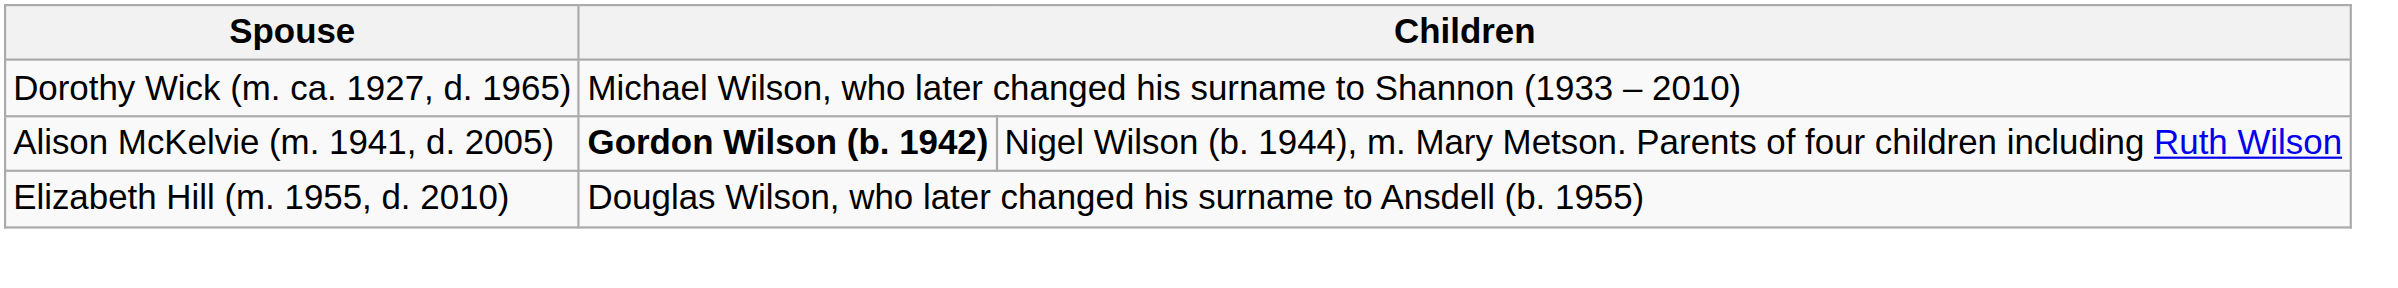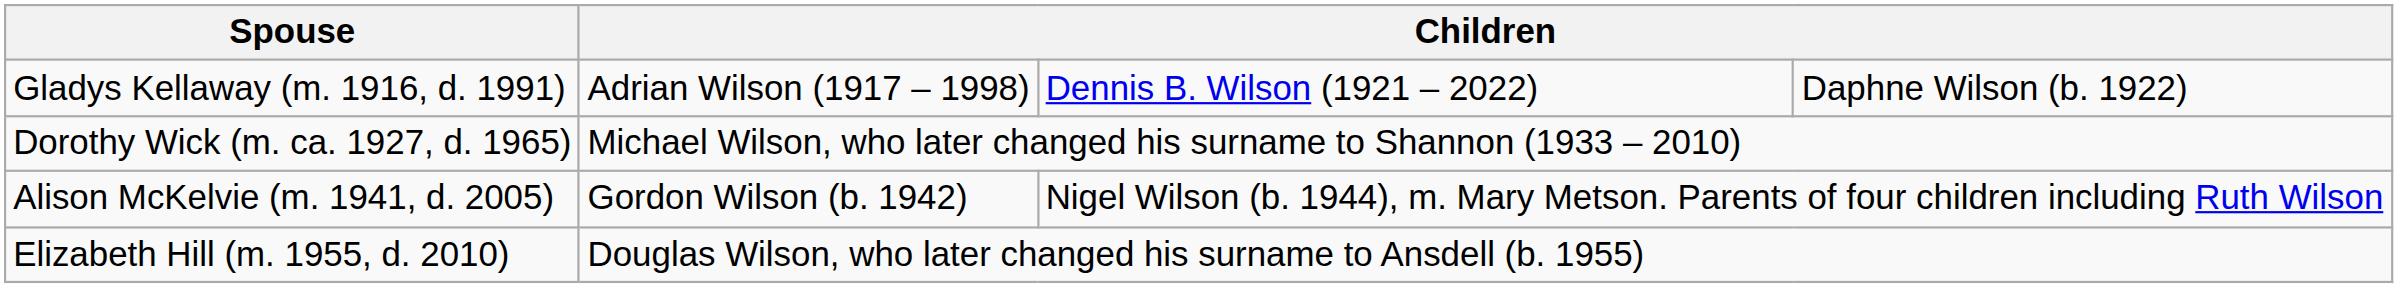+ row: (289, 87)
(788, 142) bold -> (778, 198) normal
